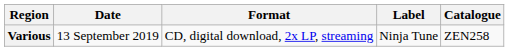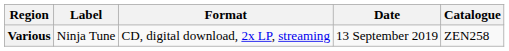columns swapped: (108, 14) <-> (409, 14)
